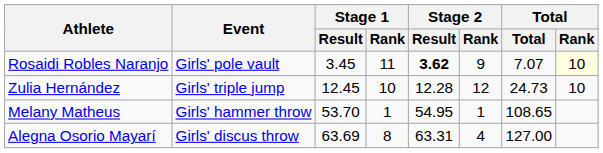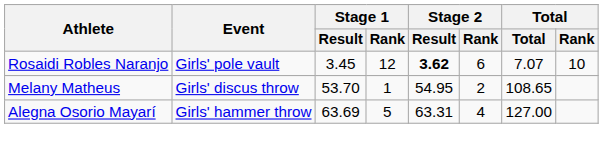(387, 64) 11 -> (387, 64) 12
(481, 64) 9 -> (481, 64) 6
(577, 64) lightyellow background -> (577, 64) no background
- row: (64, 88)
(244, 112) Girls' hammer throw -> (237, 88) Girls' discus throw
(481, 112) 1 -> (481, 88) 2
(237, 136) Girls' discus throw -> (244, 112) Girls' hammer throw
(387, 136) 8 -> (387, 112) 5
